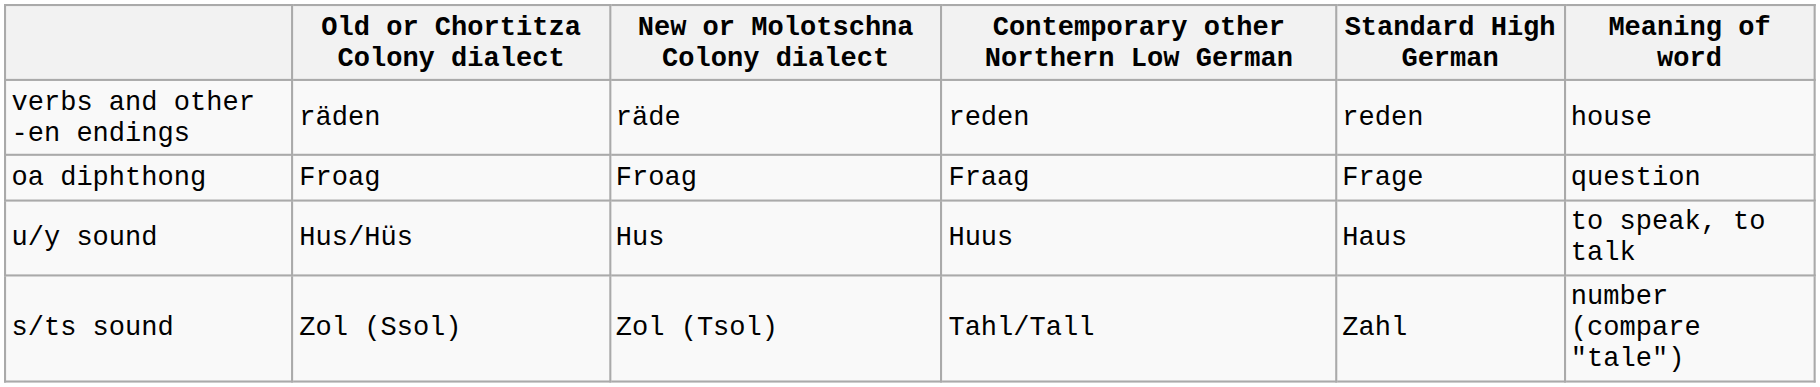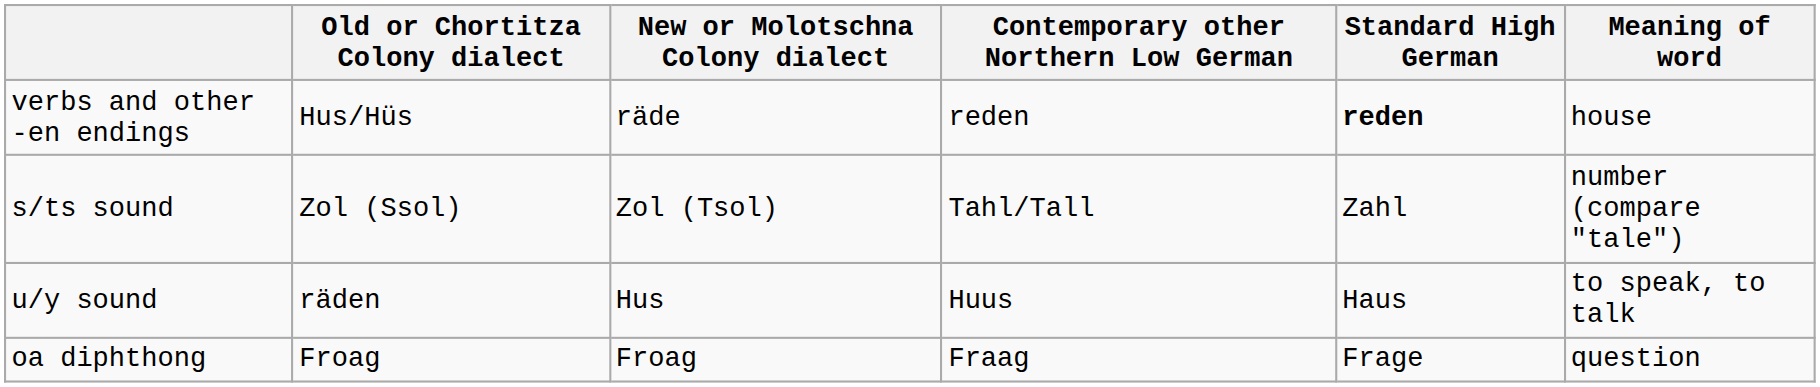(340, 118) räden -> (356, 118) Hus/Hüs
(1383, 118) normal -> (1383, 118) bold
rows swapped: (109, 178) <-> (93, 328)
(356, 237) Hus/Hüs -> (340, 300) räden
